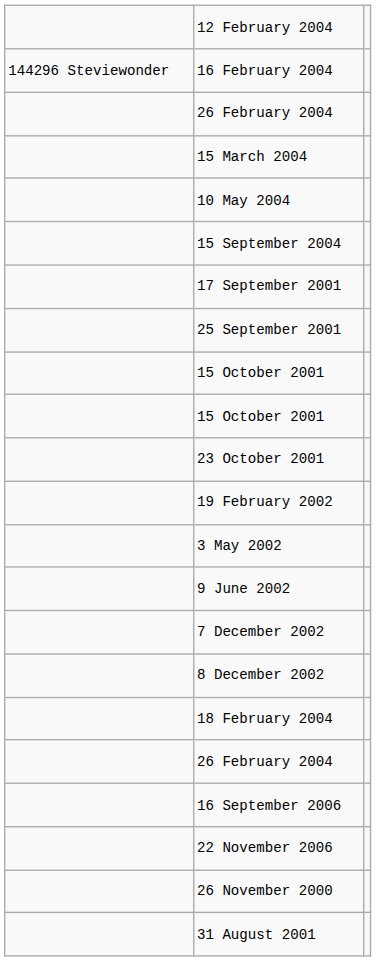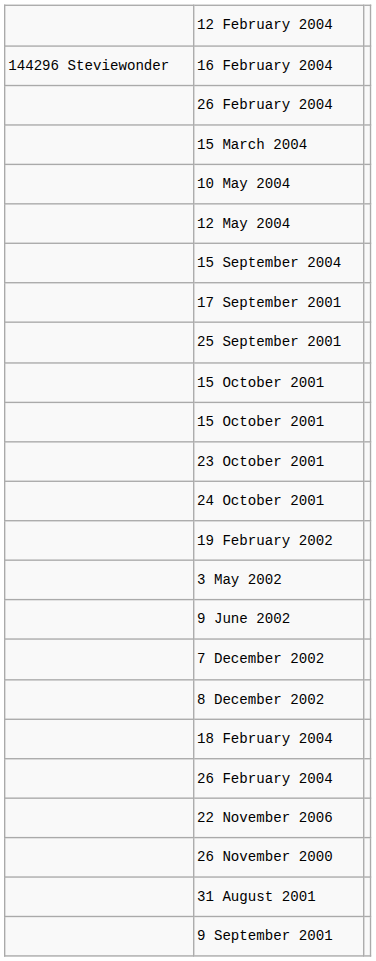+ row: (99, 224)
+ row: (99, 501)
- row: (99, 805)
+ row: (99, 937)
